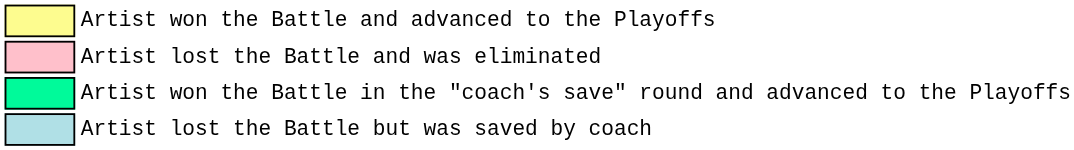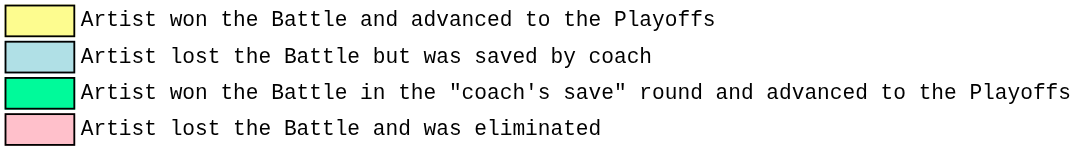rows swapped: (366, 130) <-> (341, 57)
